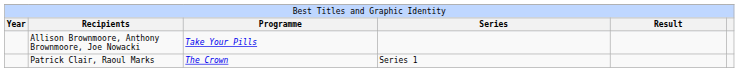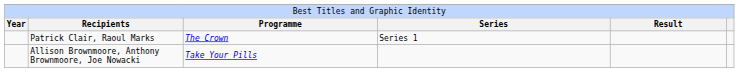rows swapped: (92, 60) <-> (95, 42)
